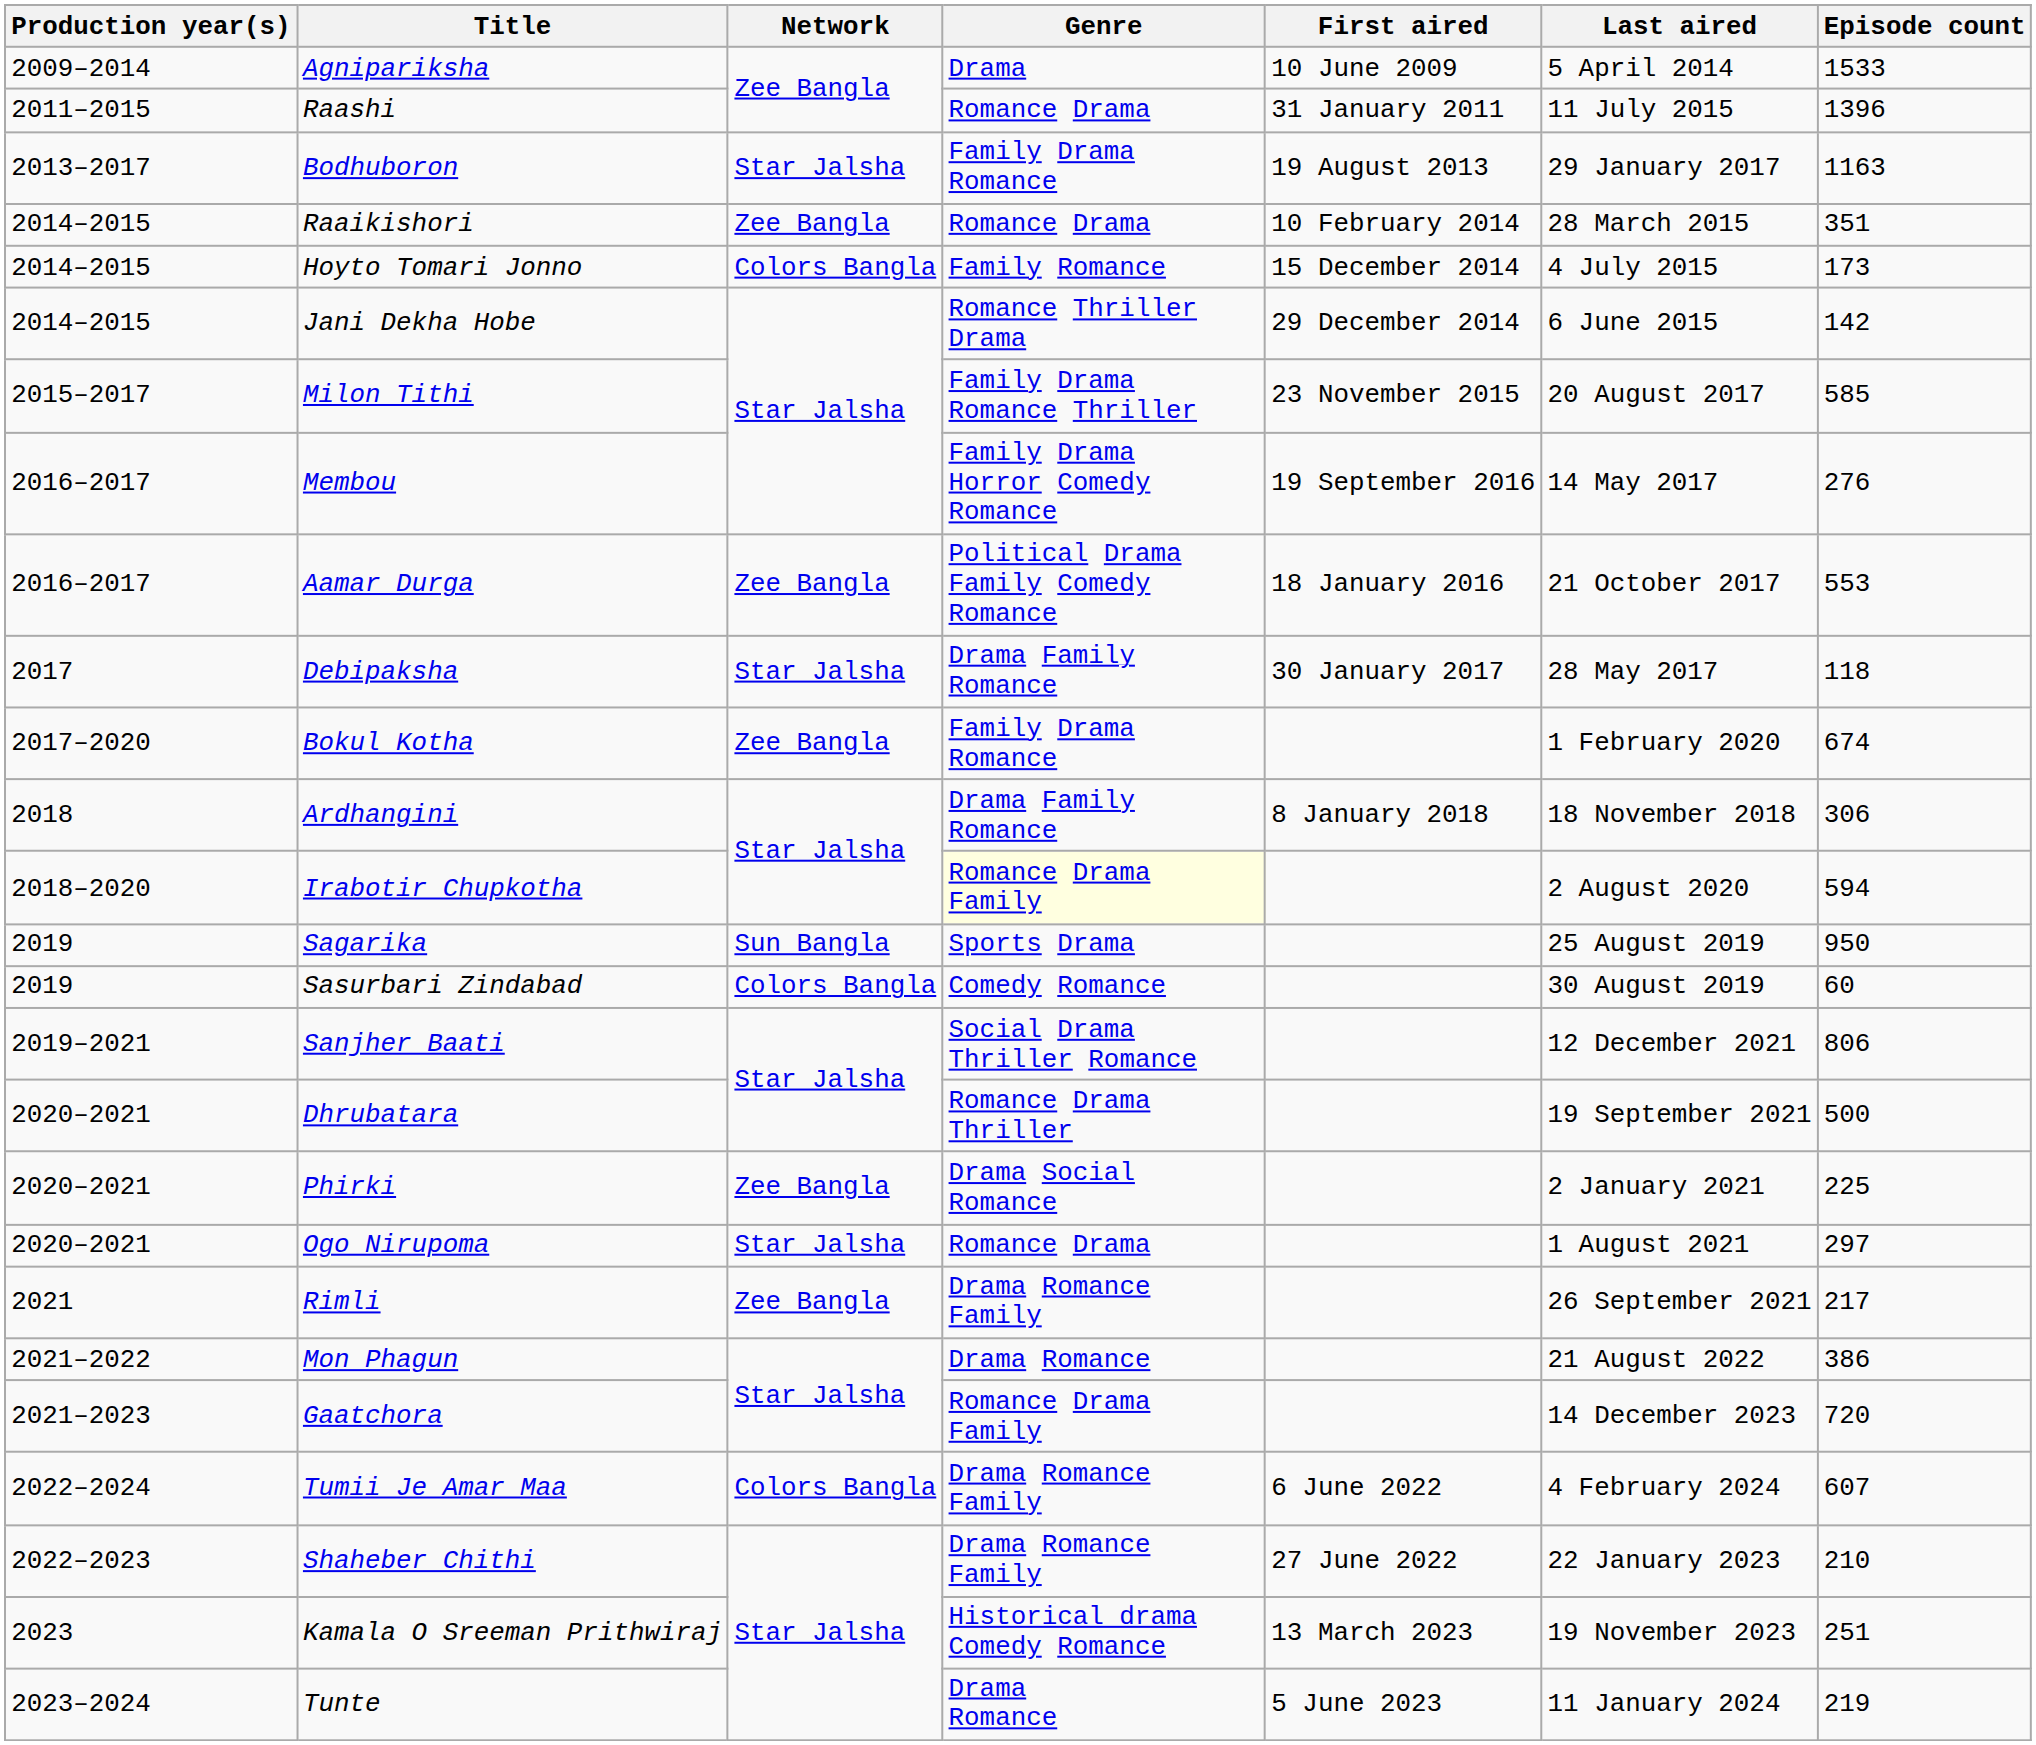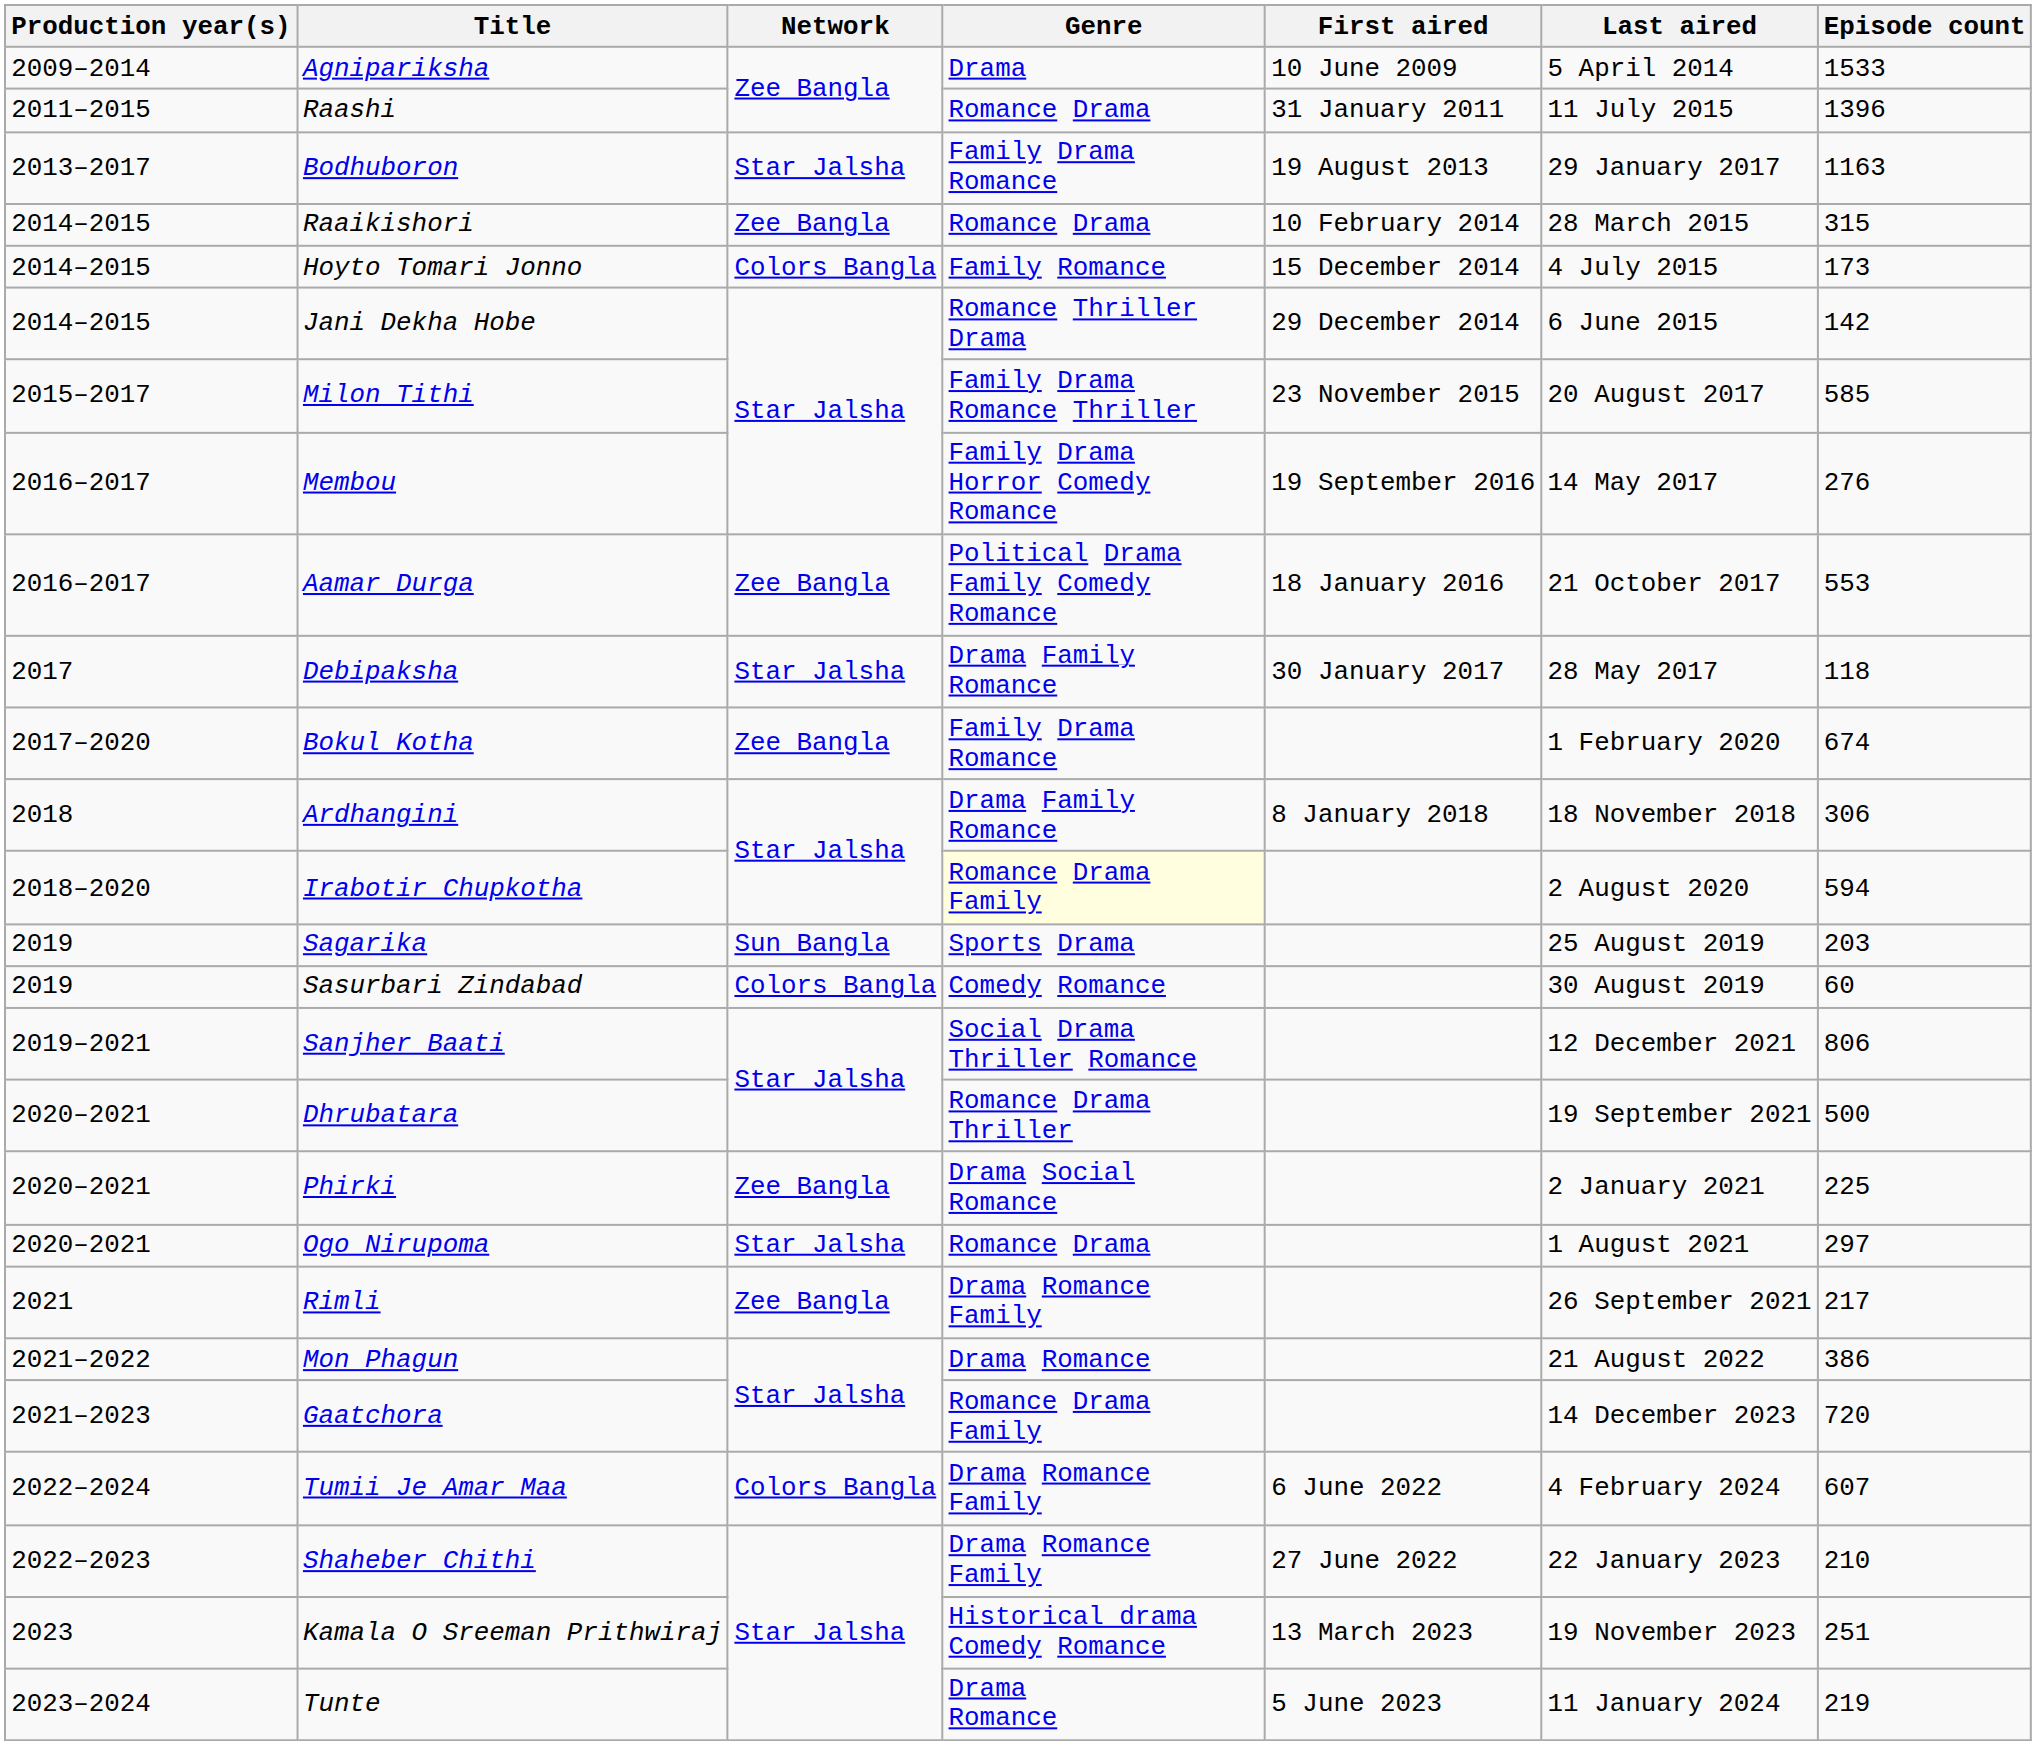(1847, 225) 351 -> (1847, 225) 315
(1847, 945) 950 -> (1847, 945) 203
